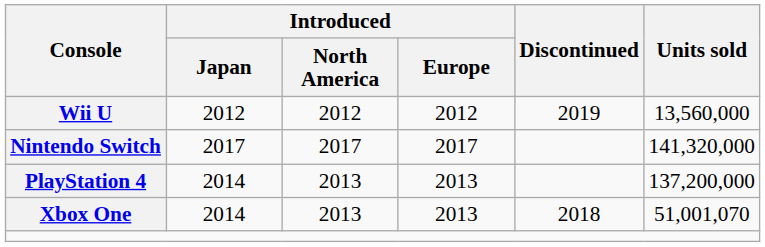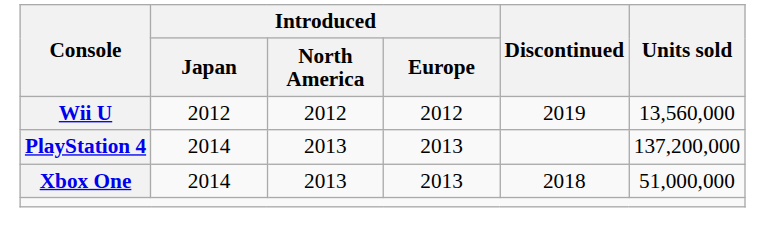- row: (86, 146)
(702, 214) 51,001,070 -> (687, 180) 51,000,000
